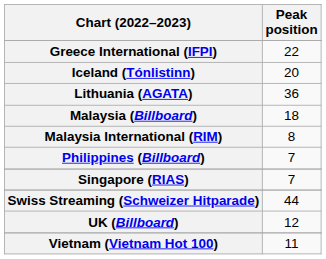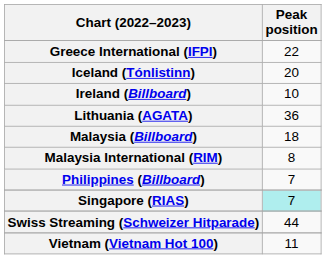+ row: (133, 94)
(292, 179) no background -> (292, 200) paleturquoise background
- row: (133, 222)
